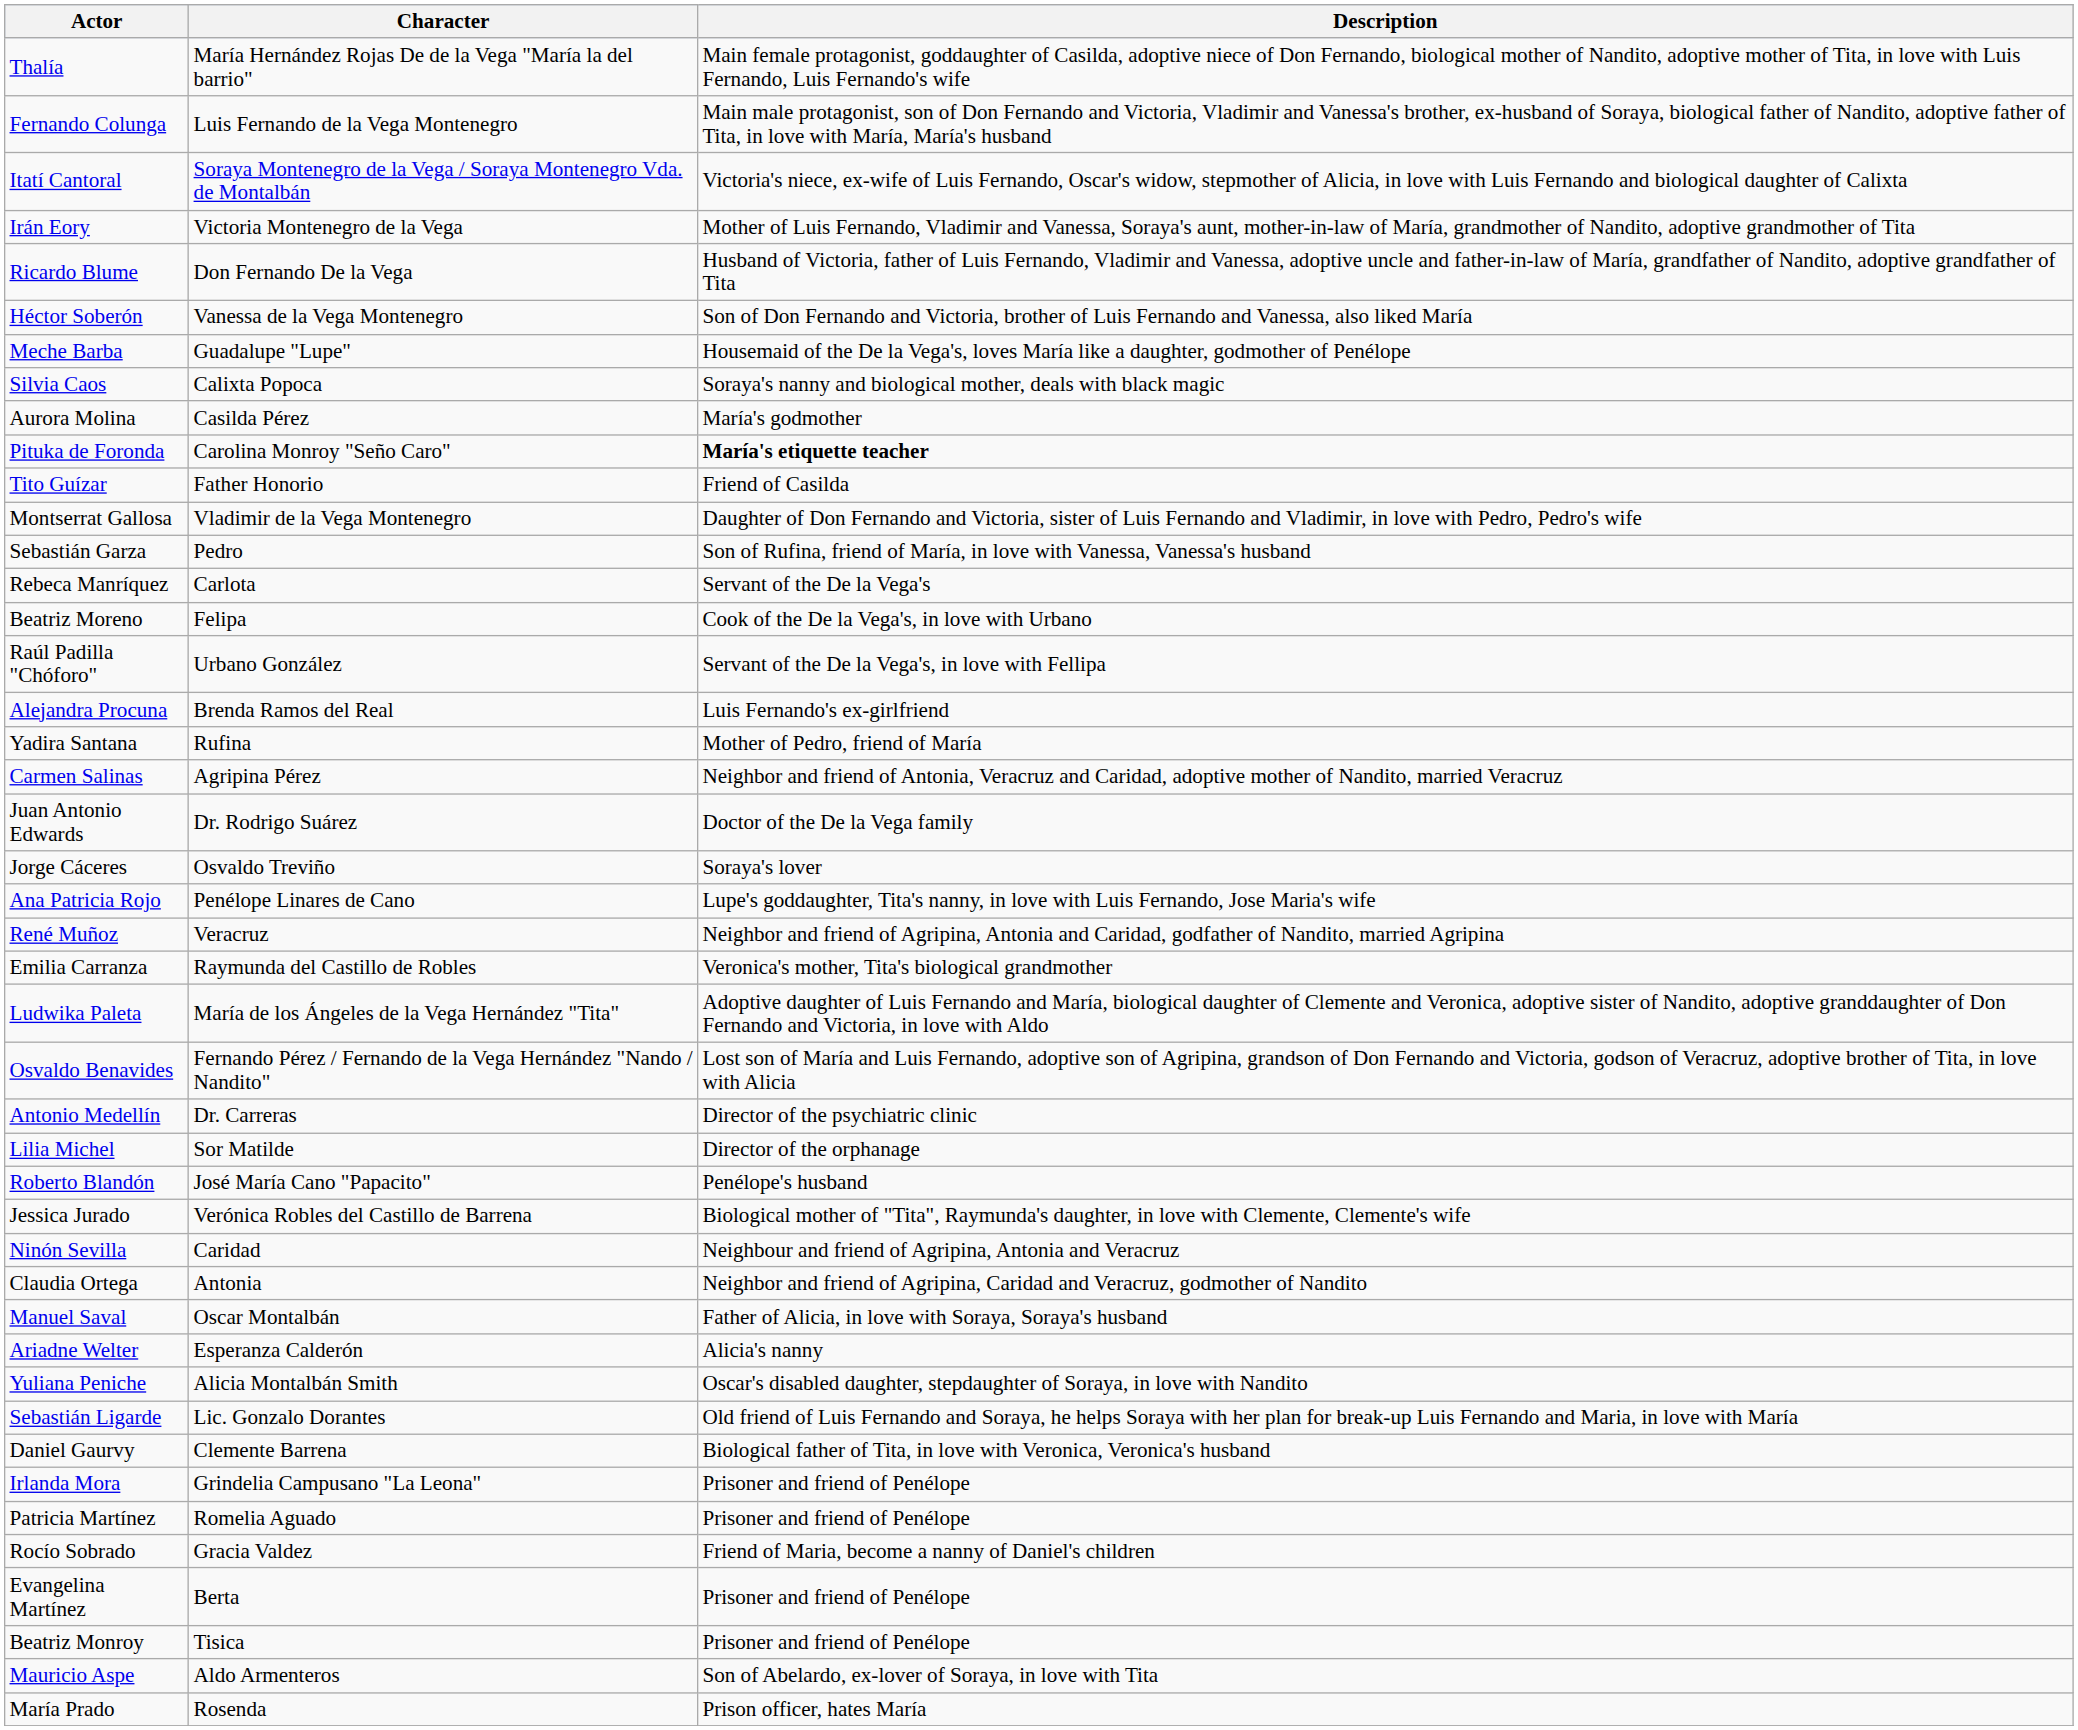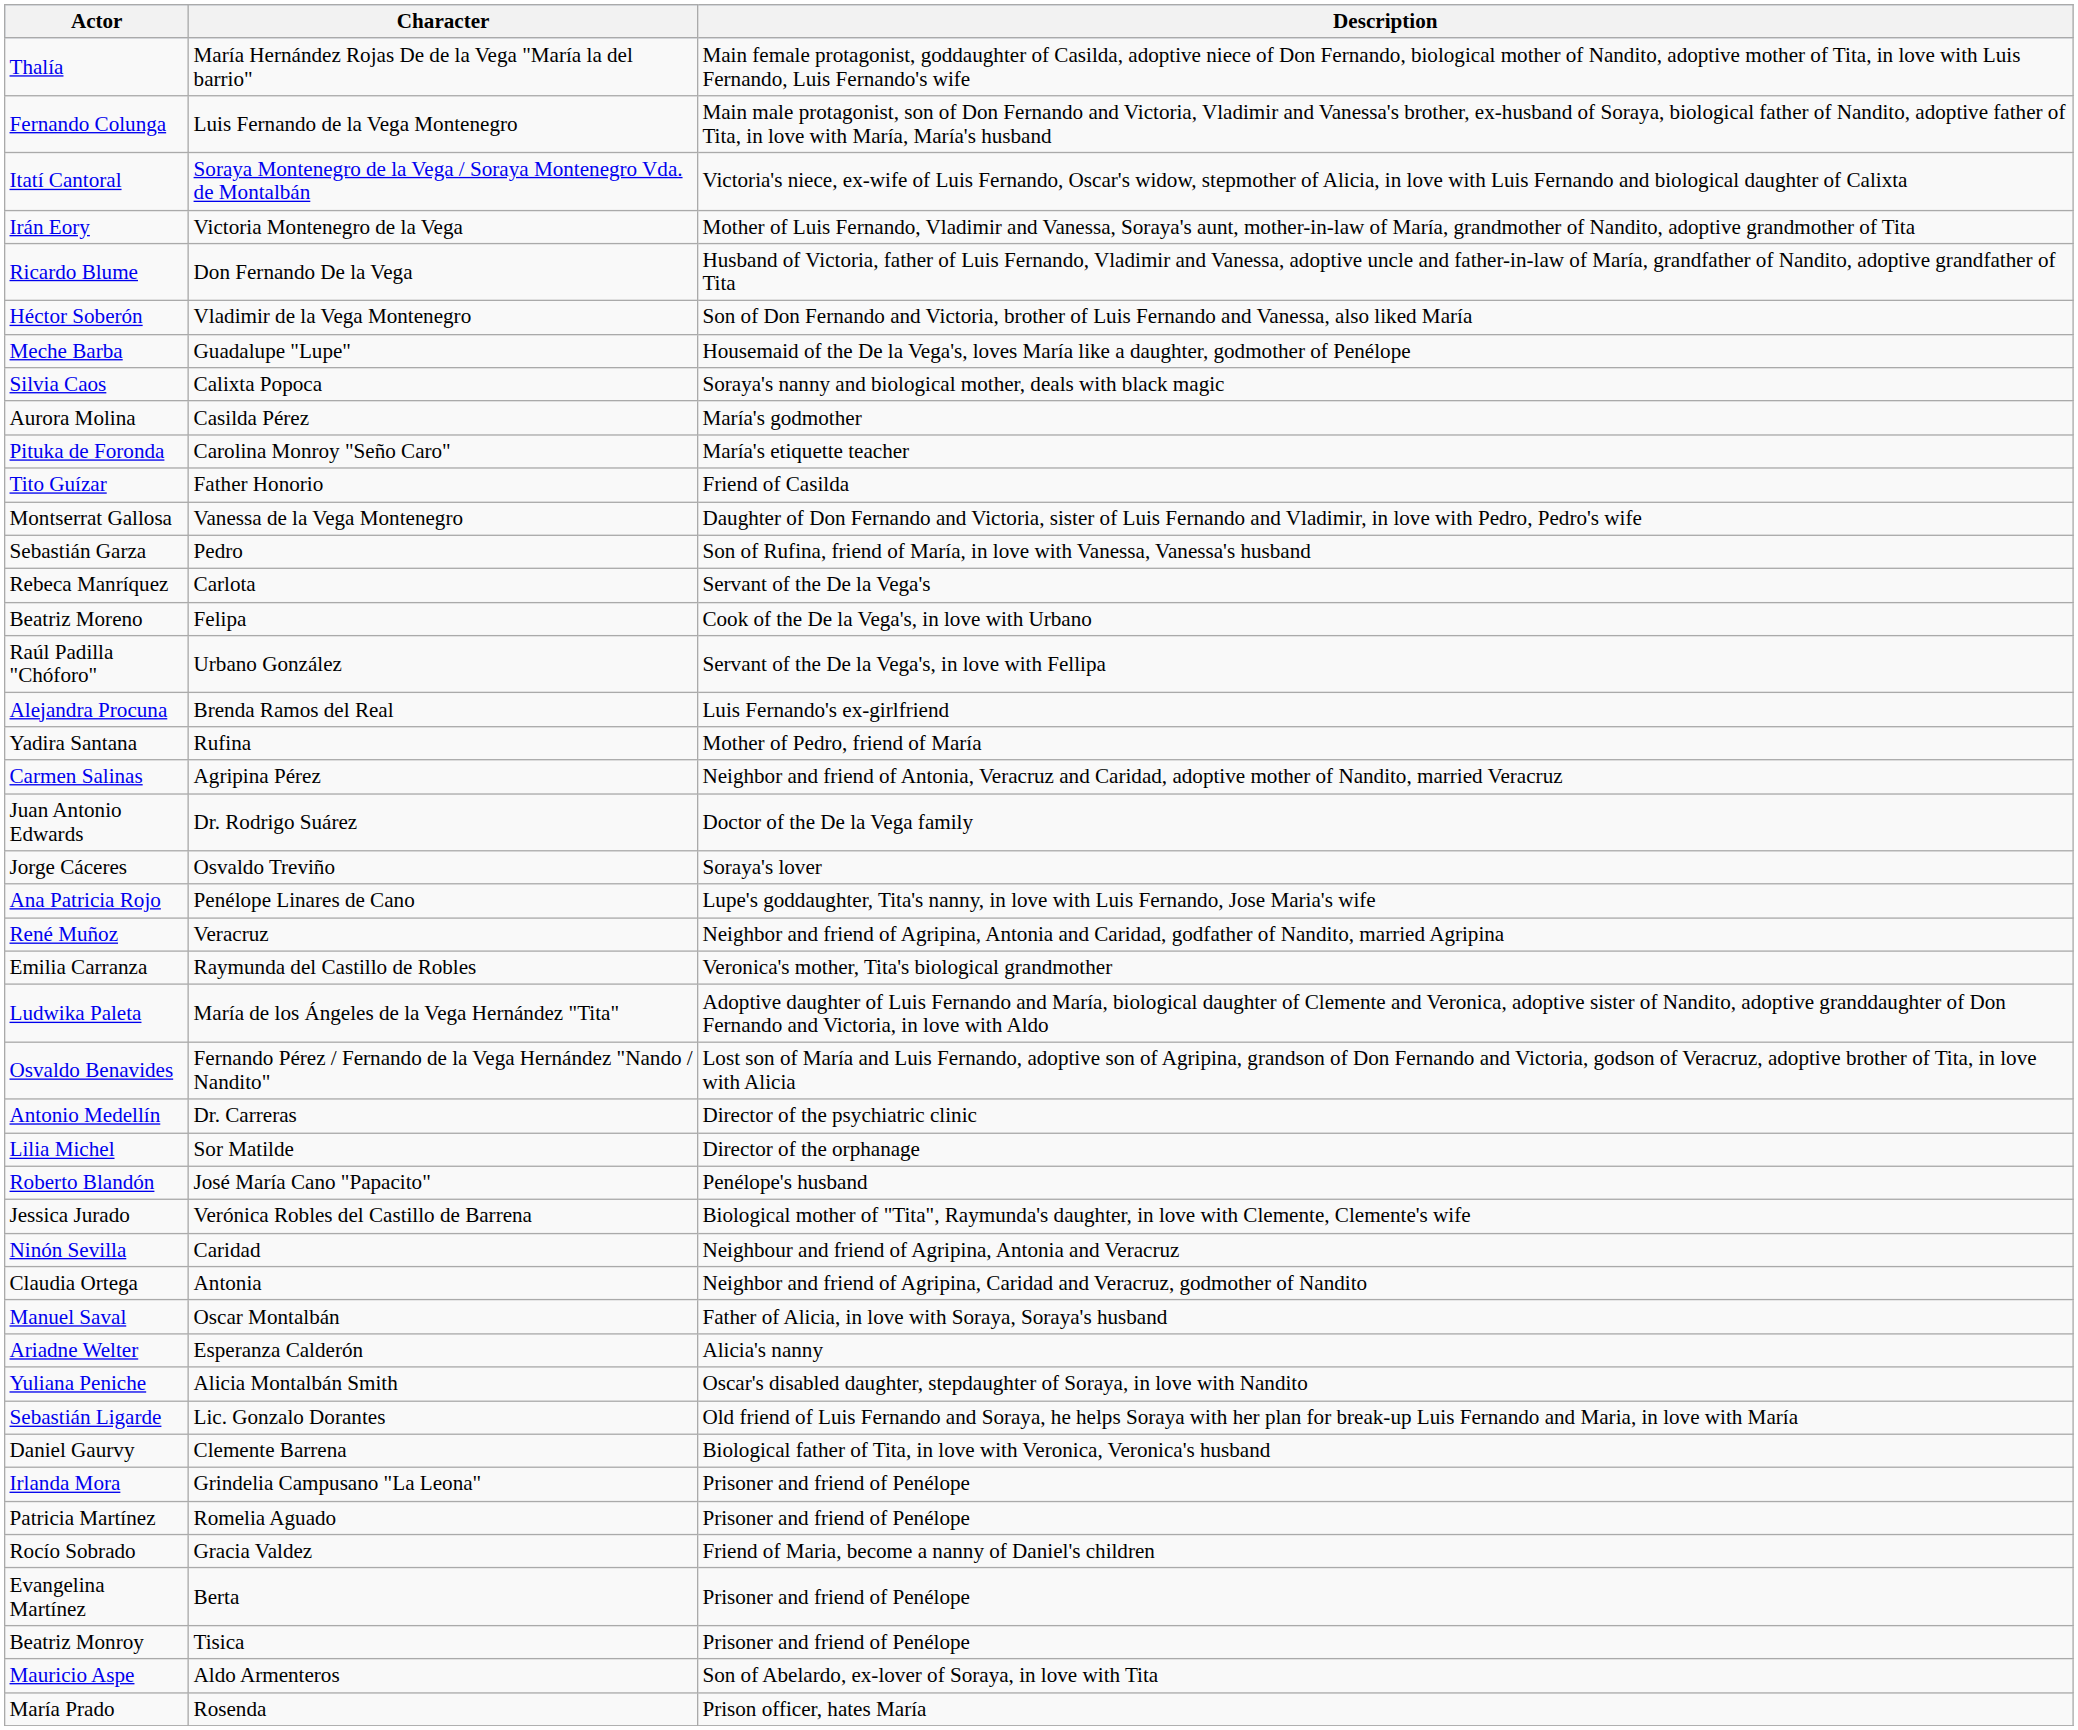(328, 317) Vanessa de la Vega Montenegro -> (332, 317) Vladimir de la Vega Montenegro
(816, 451) bold -> (806, 451) normal
(332, 518) Vladimir de la Vega Montenegro -> (328, 518) Vanessa de la Vega Montenegro
